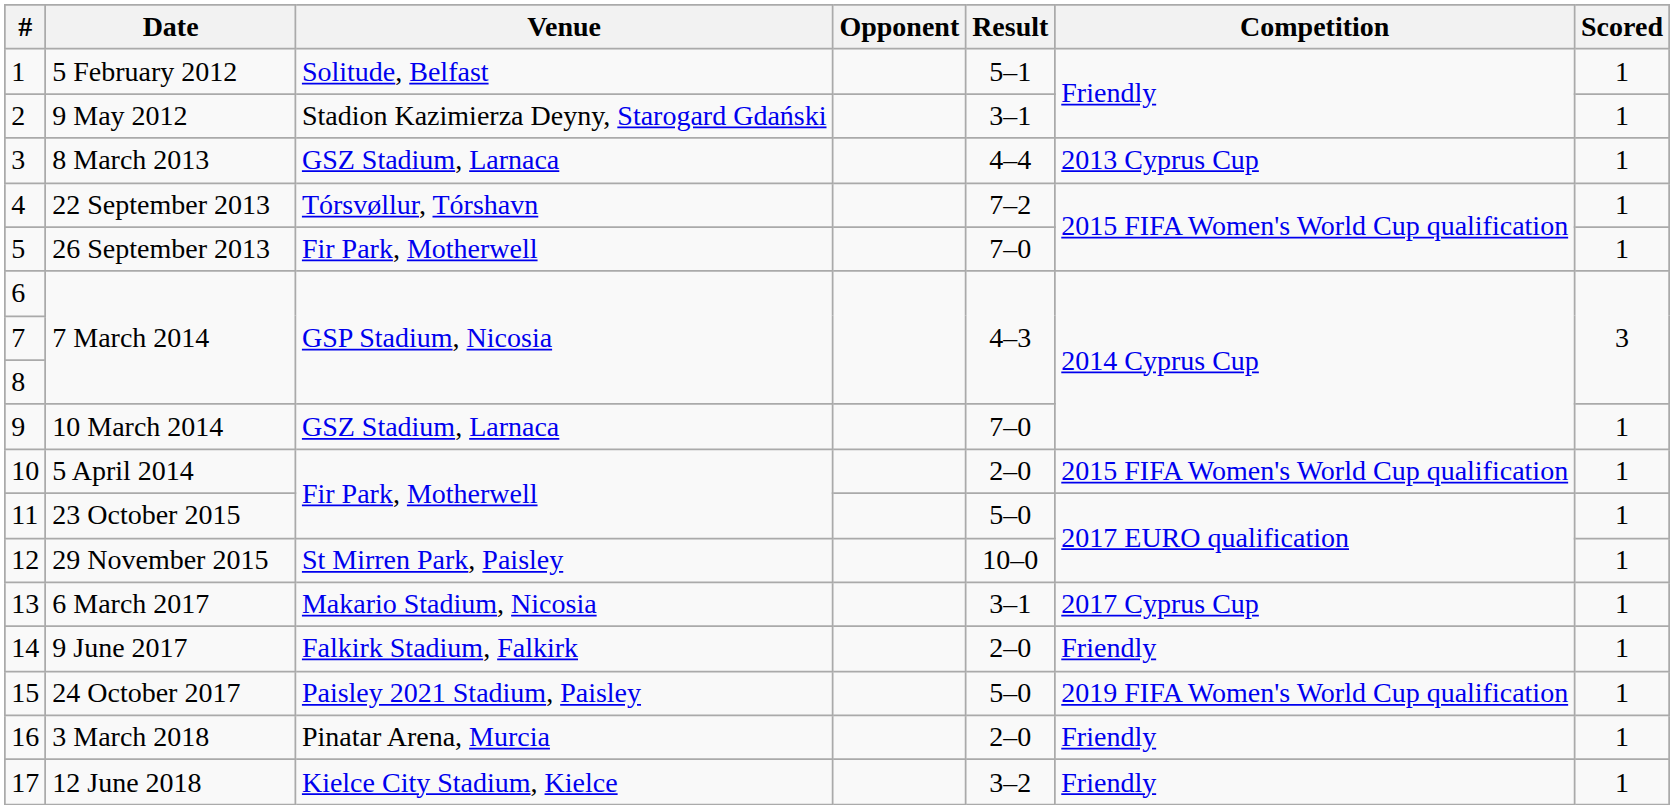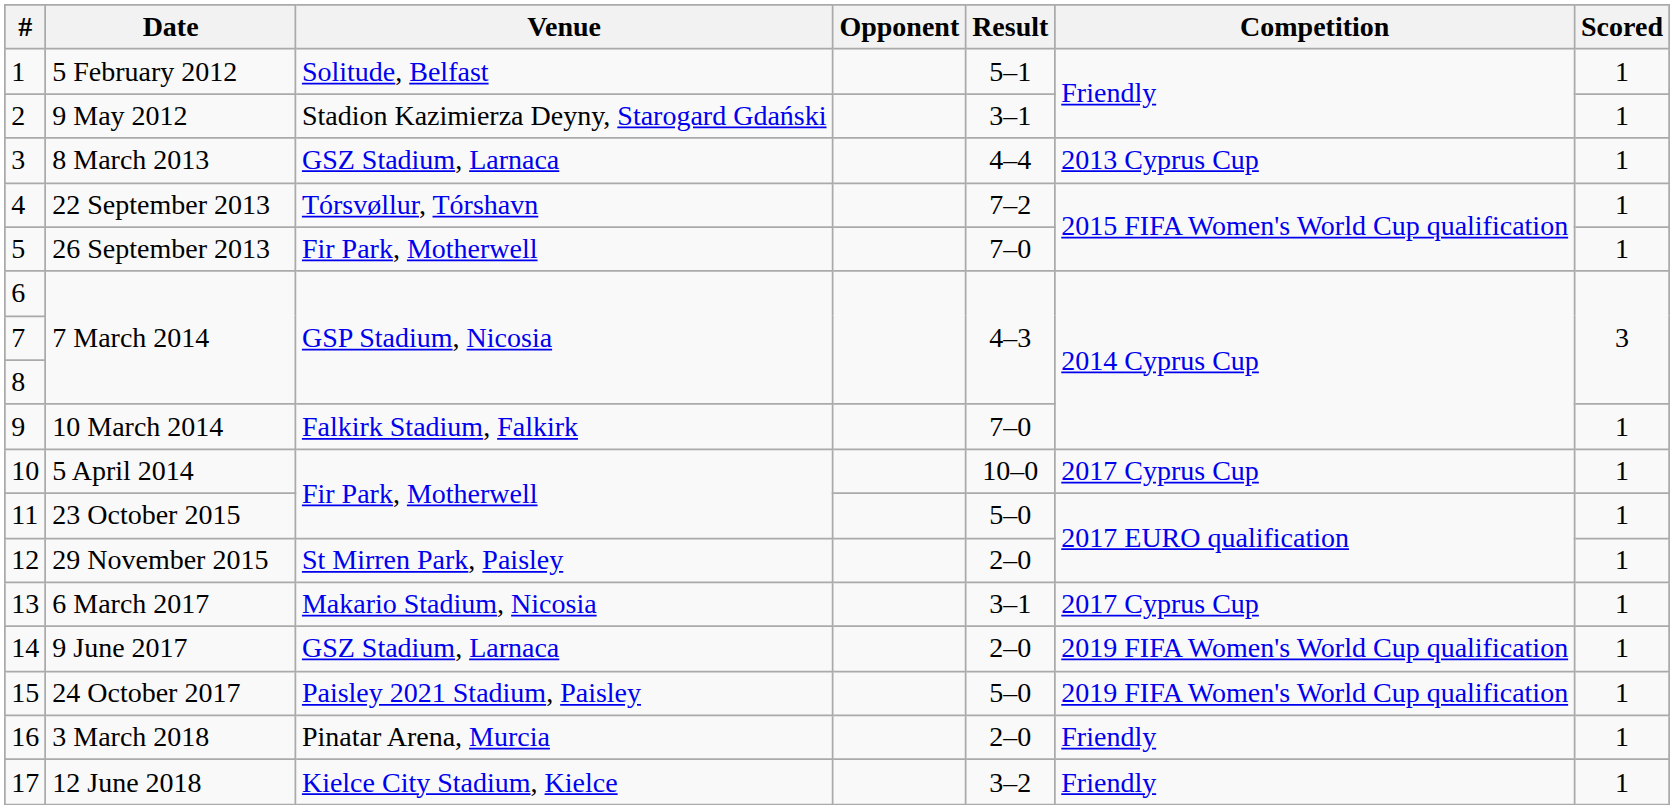(431, 426) GSZ Stadium, Larnaca -> (440, 426) Falkirk Stadium, Falkirk
(1010, 470) 2–0 -> (1010, 470) 10–0
(1315, 470) 2015 FIFA Women's World Cup qualification -> (1160, 470) 2017 Cyprus Cup
(1010, 559) 10–0 -> (1010, 559) 2–0
(440, 648) Falkirk Stadium, Falkirk -> (431, 648) GSZ Stadium, Larnaca
(1109, 648) Friendly -> (1315, 648) 2019 FIFA Women's World Cup qualification
